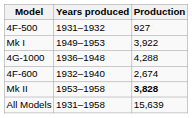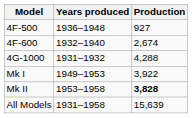(81, 27) 1931–1932 -> (81, 27) 1936–1948
rows swapped: (22, 74) <-> (16, 43)
(81, 58) 1936–1948 -> (81, 58) 1931–1932
